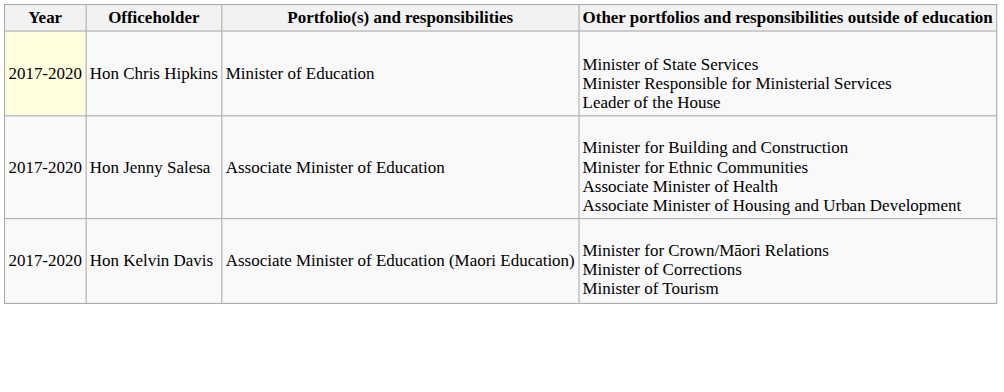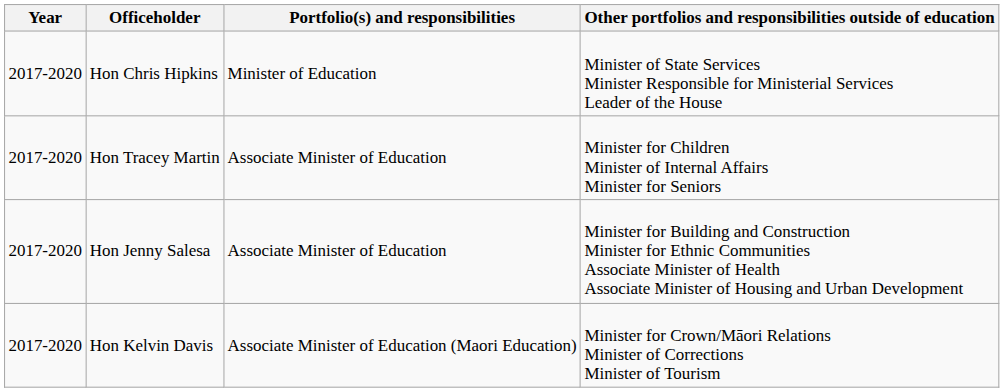(45, 73) lightyellow background -> (45, 73) no background
+ row: (155, 157)
